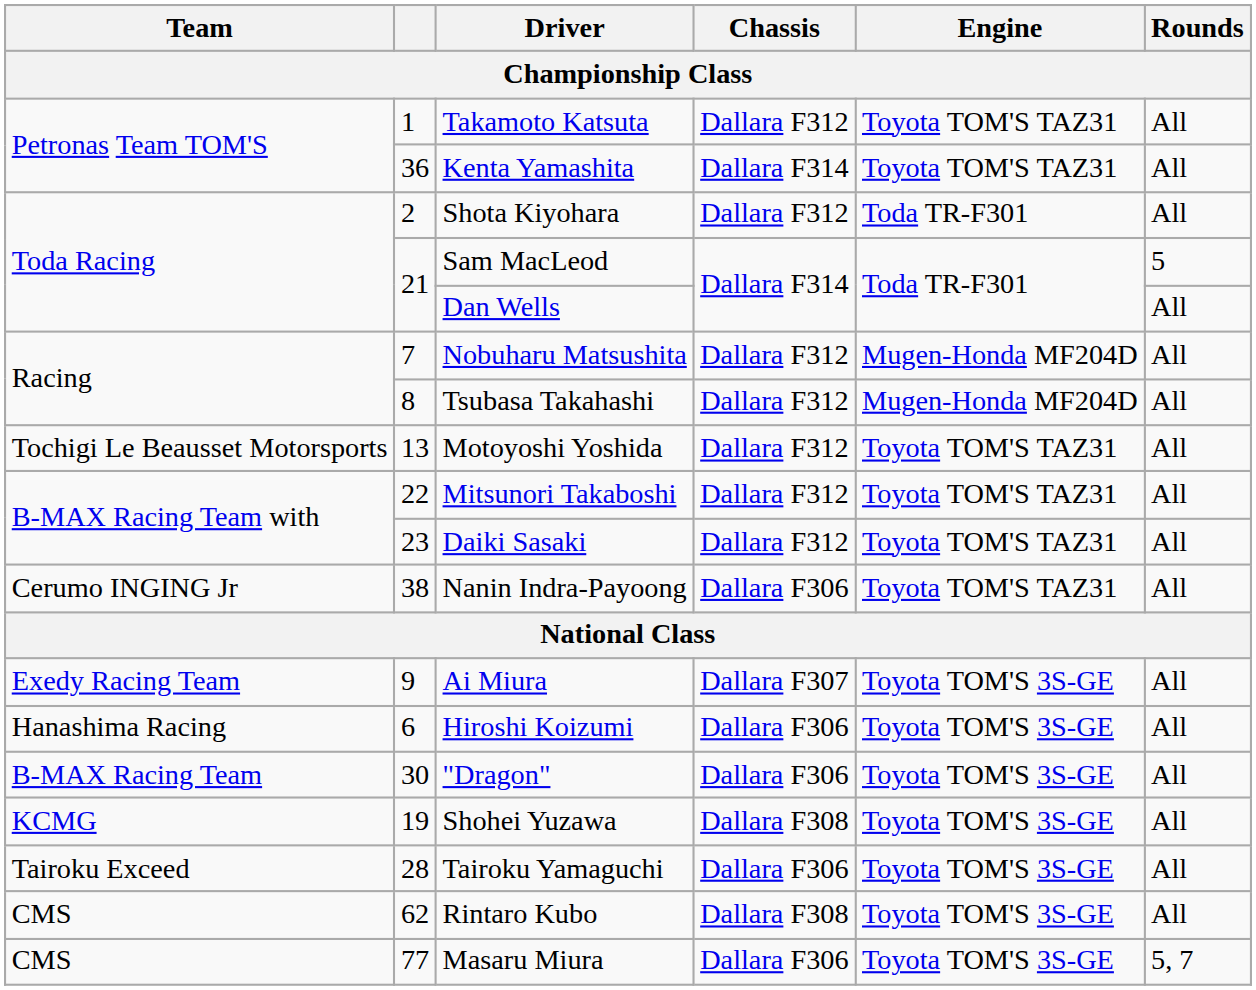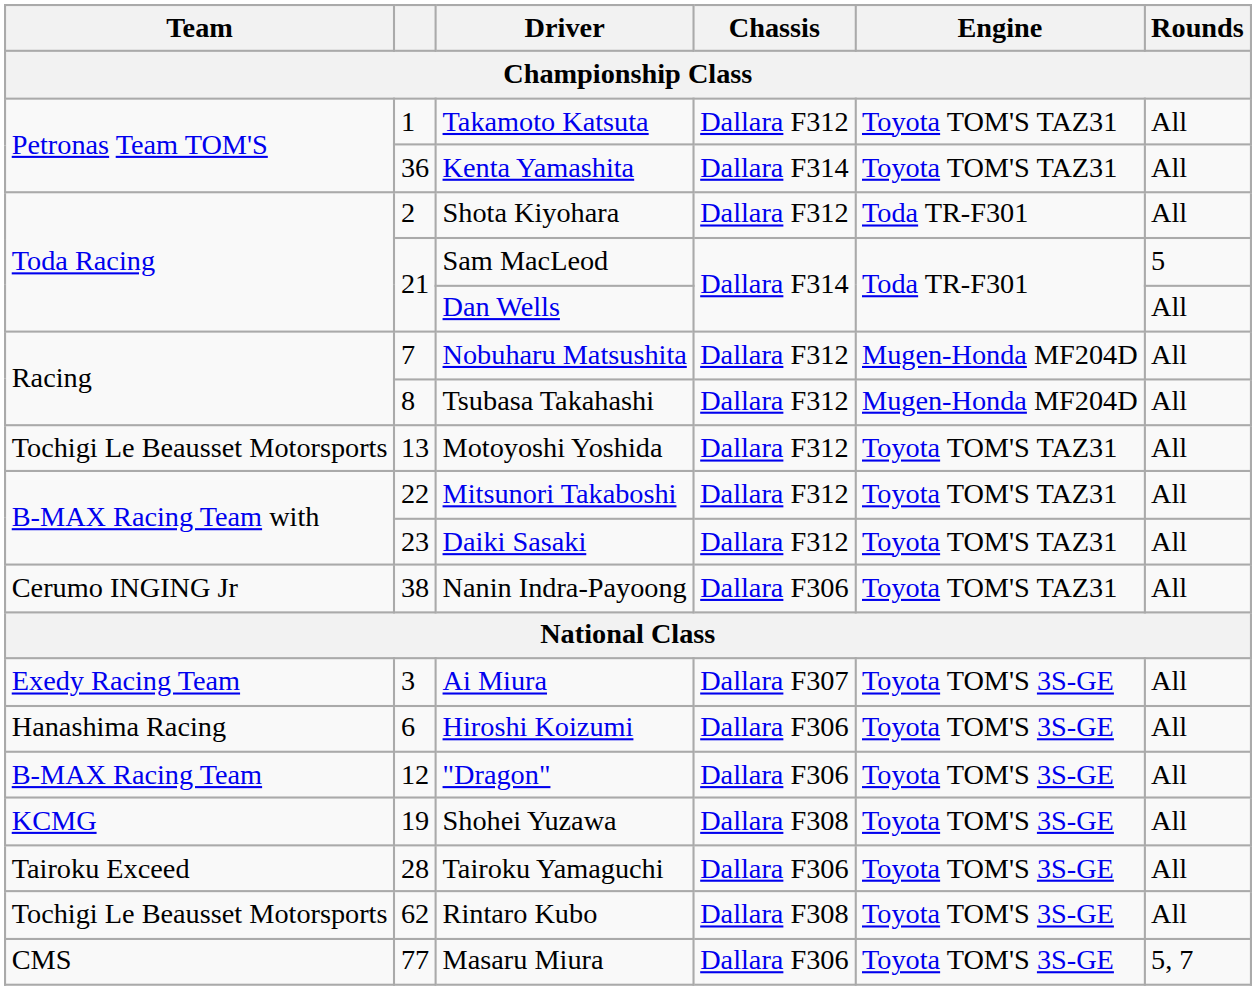(408, 680) 9 -> (408, 680) 3
(415, 774) 30 -> (415, 774) 12
(42, 914) CMS -> (200, 914) Tochigi Le Beausset Motorsports
